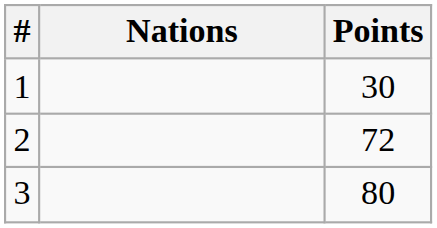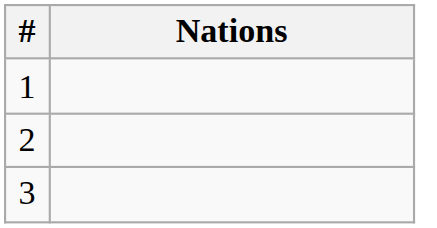- column: (378, 31)
